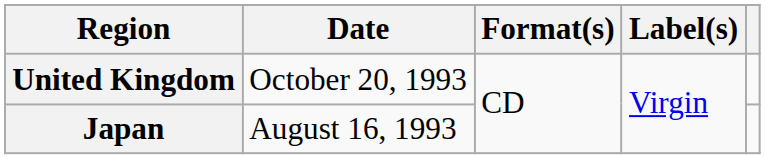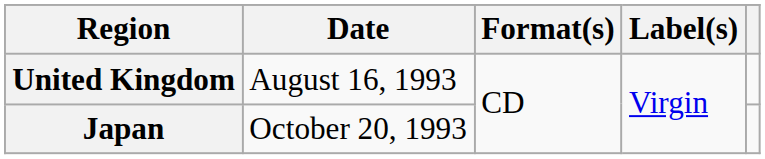(358, 78) October 20, 1993 -> (353, 78) August 16, 1993
(353, 128) August 16, 1993 -> (358, 128) October 20, 1993
